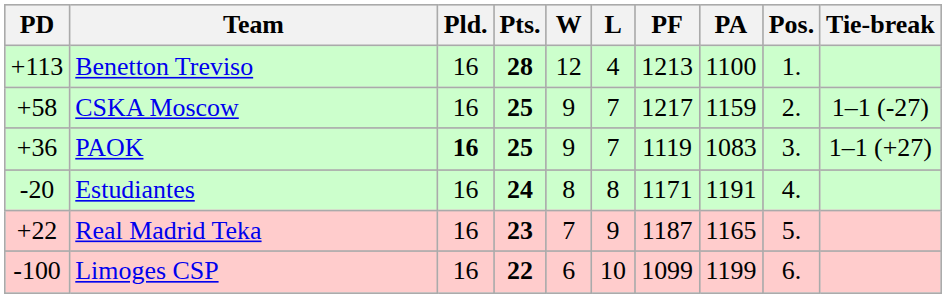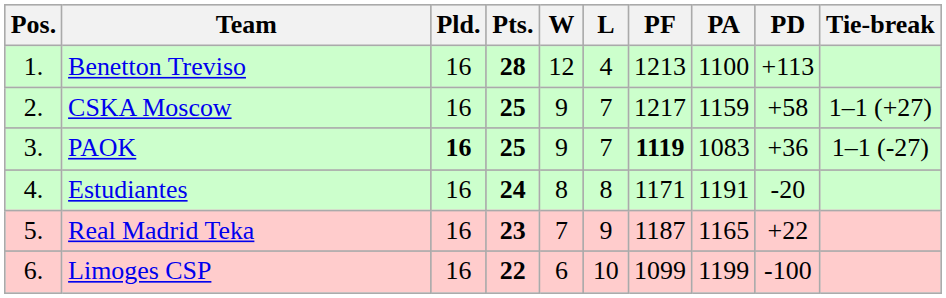columns swapped: (791, 25) <-> (37, 25)
(880, 107) 1–1 (-27) -> (880, 107) 1–1 (+27)
(667, 148) normal -> (660, 148) bold
(880, 148) 1–1 (+27) -> (880, 148) 1–1 (-27)
